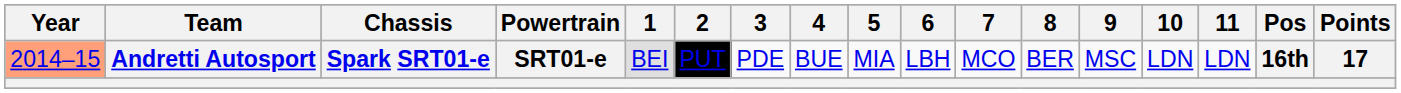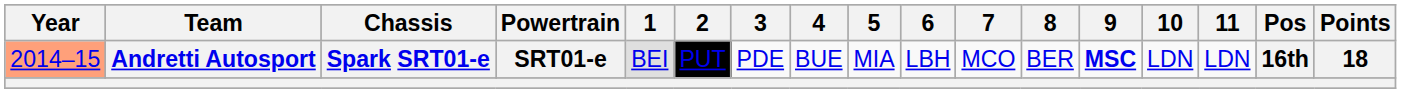(1110, 59) normal -> (1110, 59) bold
(1355, 59) 17 -> (1355, 59) 18
